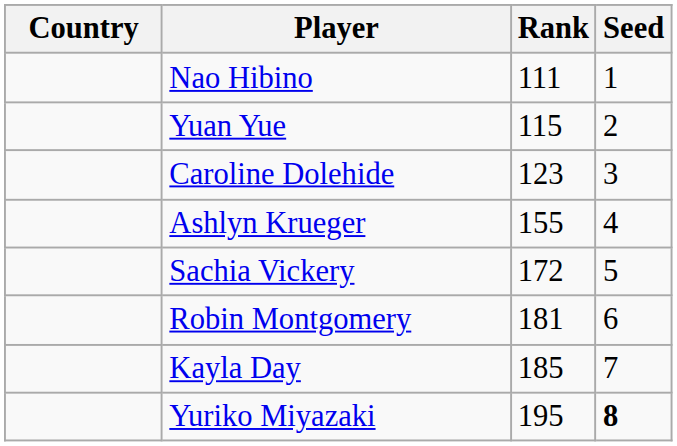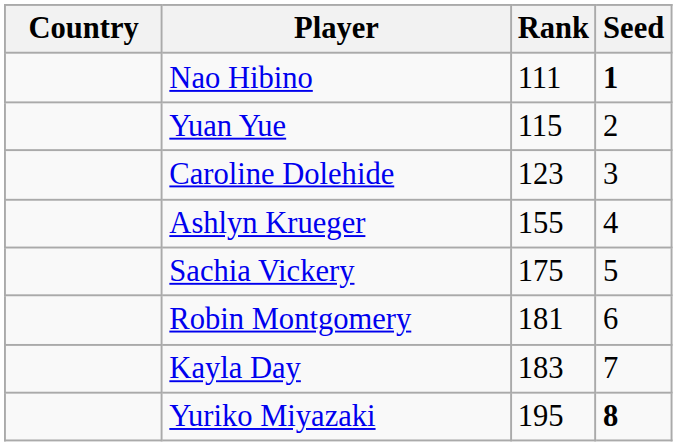(611, 77) normal -> (611, 77) bold
(541, 271) 172 -> (541, 271) 175
(541, 367) 185 -> (541, 367) 183
